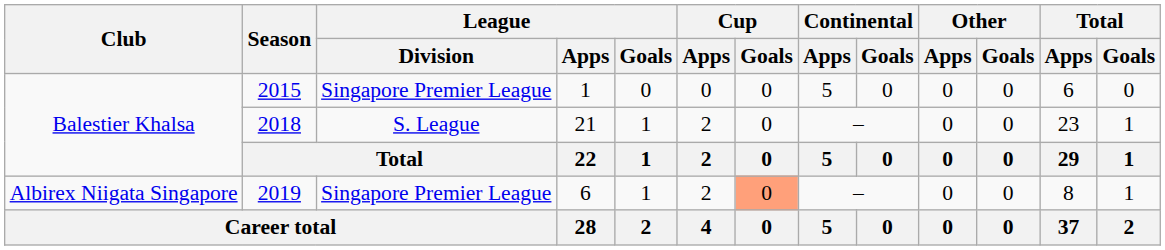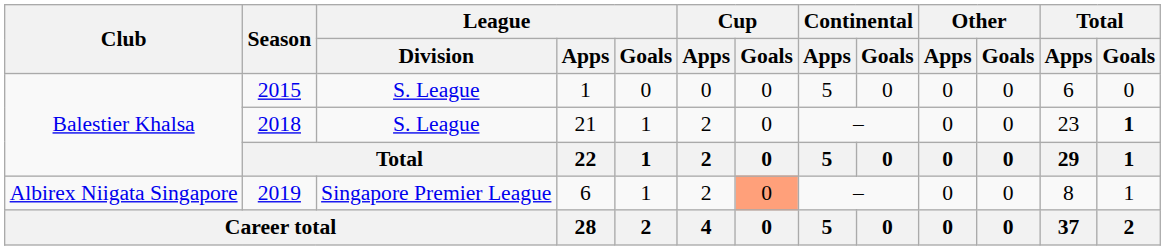(436, 90) Singapore Premier League -> (436, 90) S. League
(1129, 124) normal -> (1129, 124) bold
